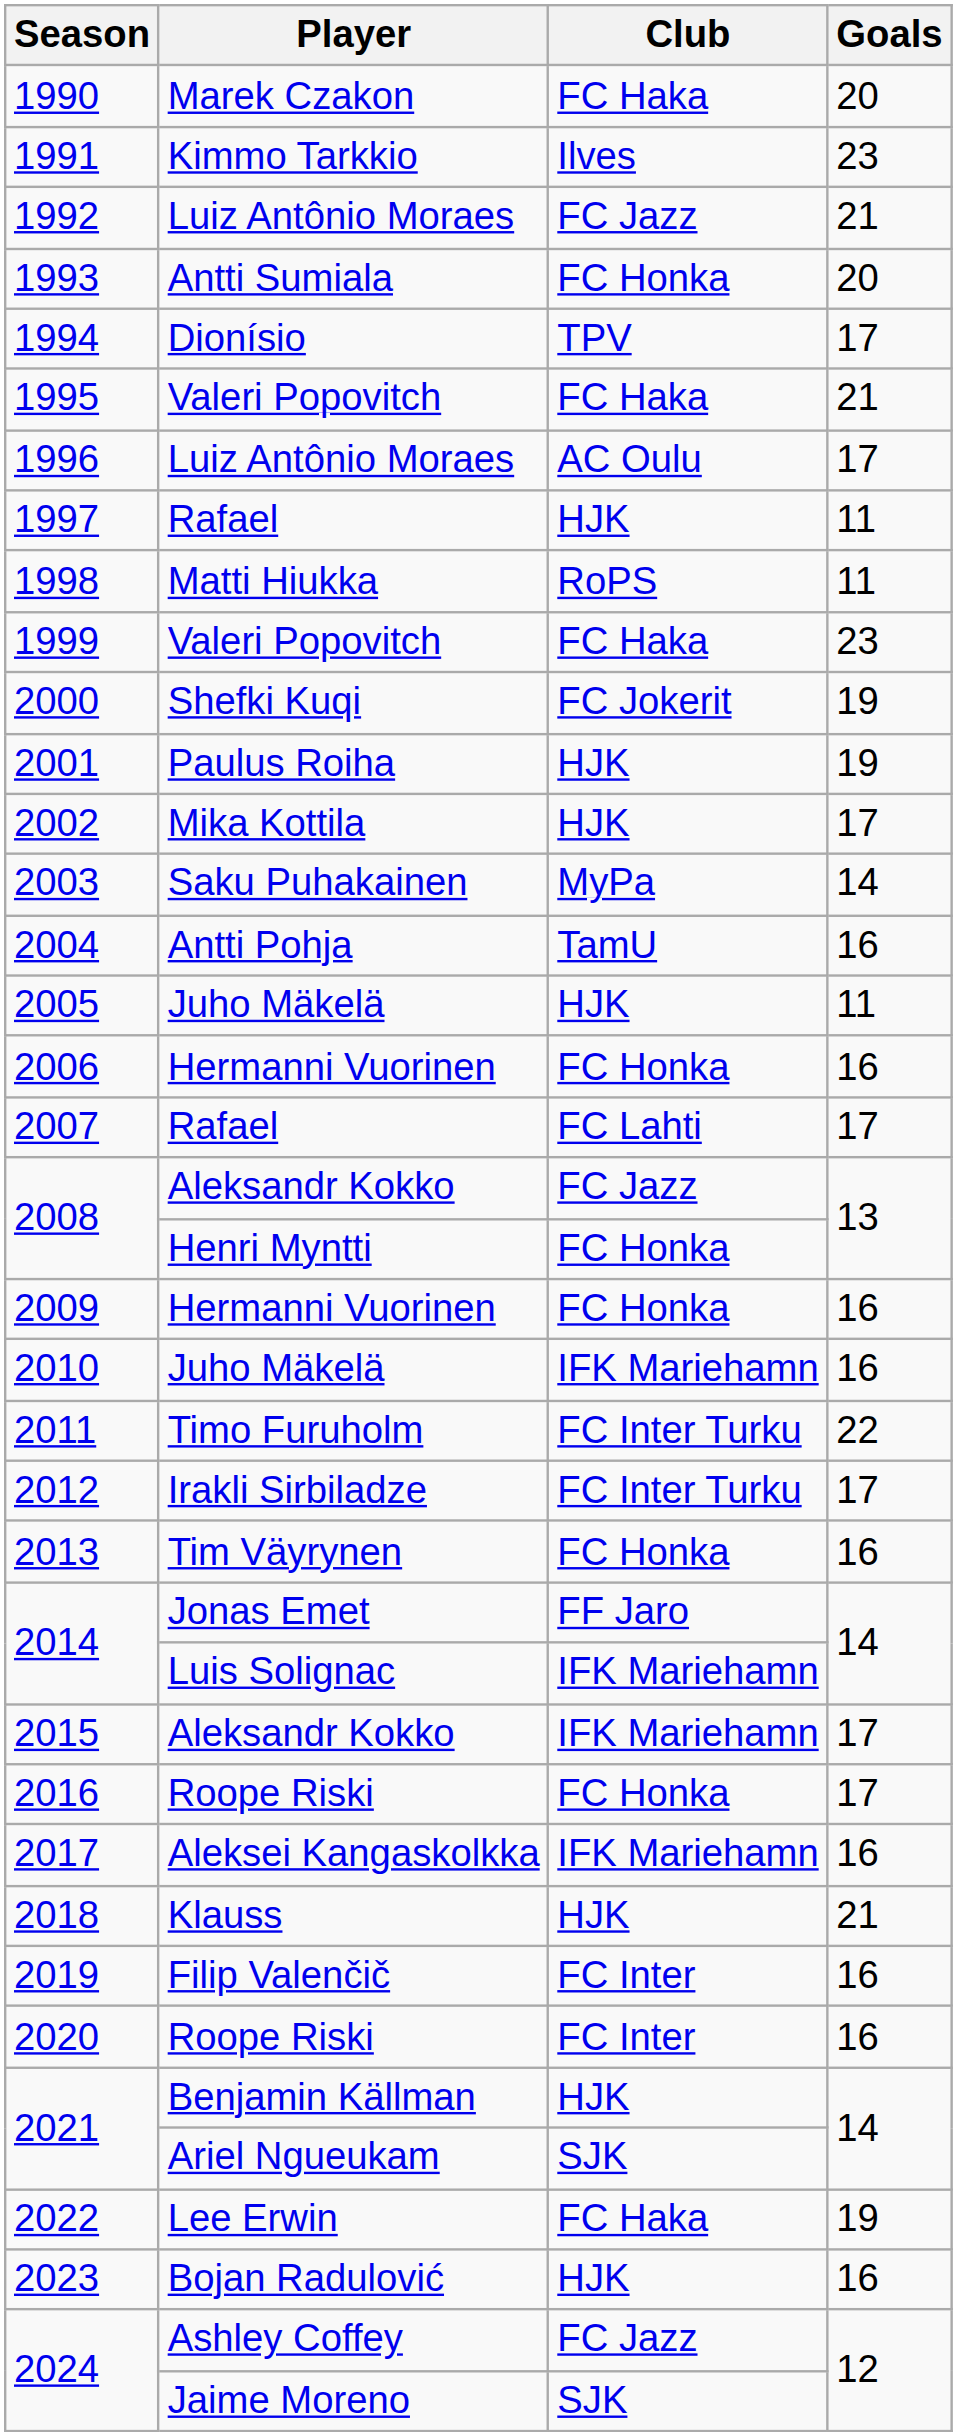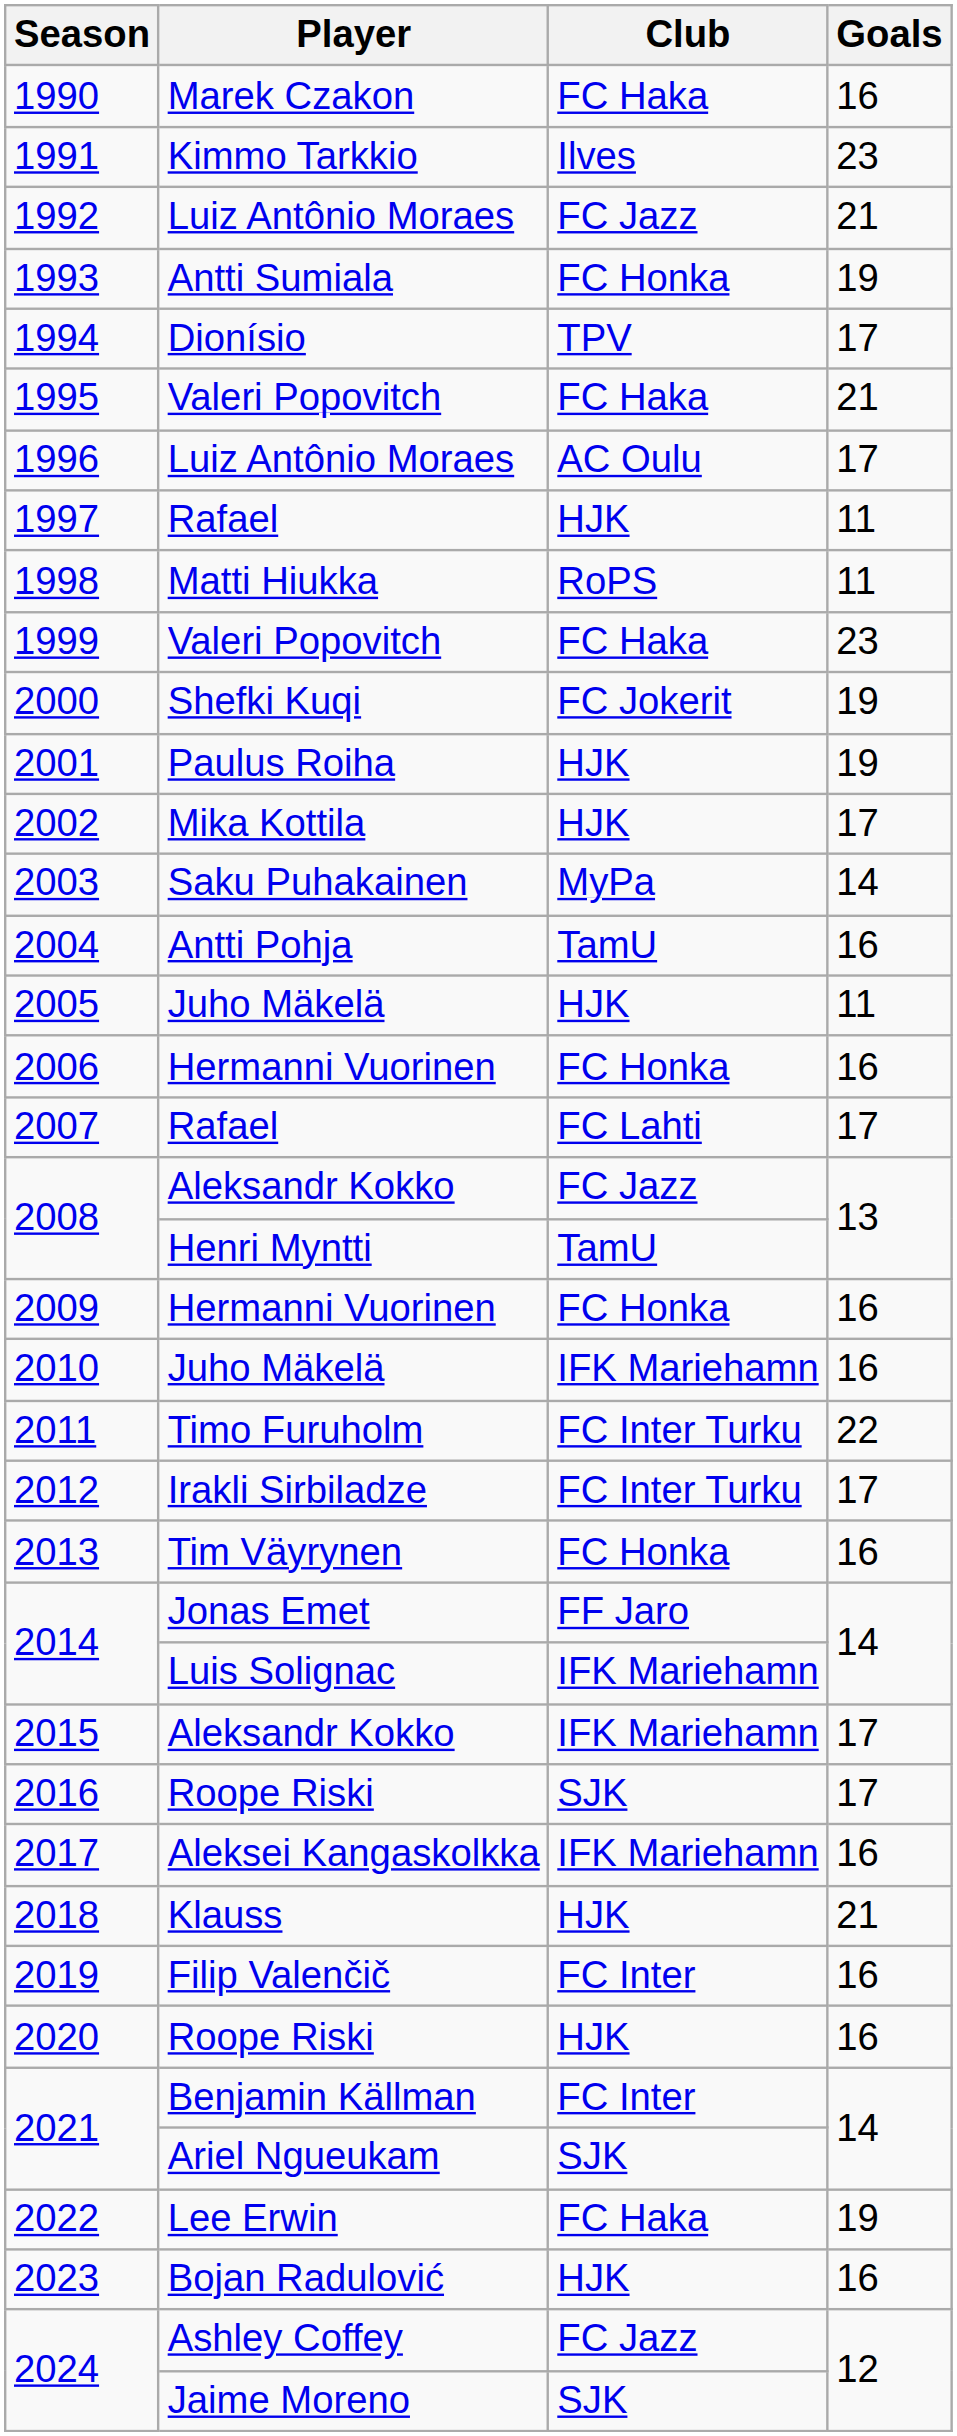(858, 95) 20 -> (858, 95) 16
(858, 277) 20 -> (858, 277) 19
(643, 1247) FC Honka -> (607, 1247) TamU
(643, 1793) FC Honka -> (592, 1793) SJK
(626, 2036) FC Inter -> (593, 2036) HJK
(593, 2096) HJK -> (626, 2096) FC Inter
